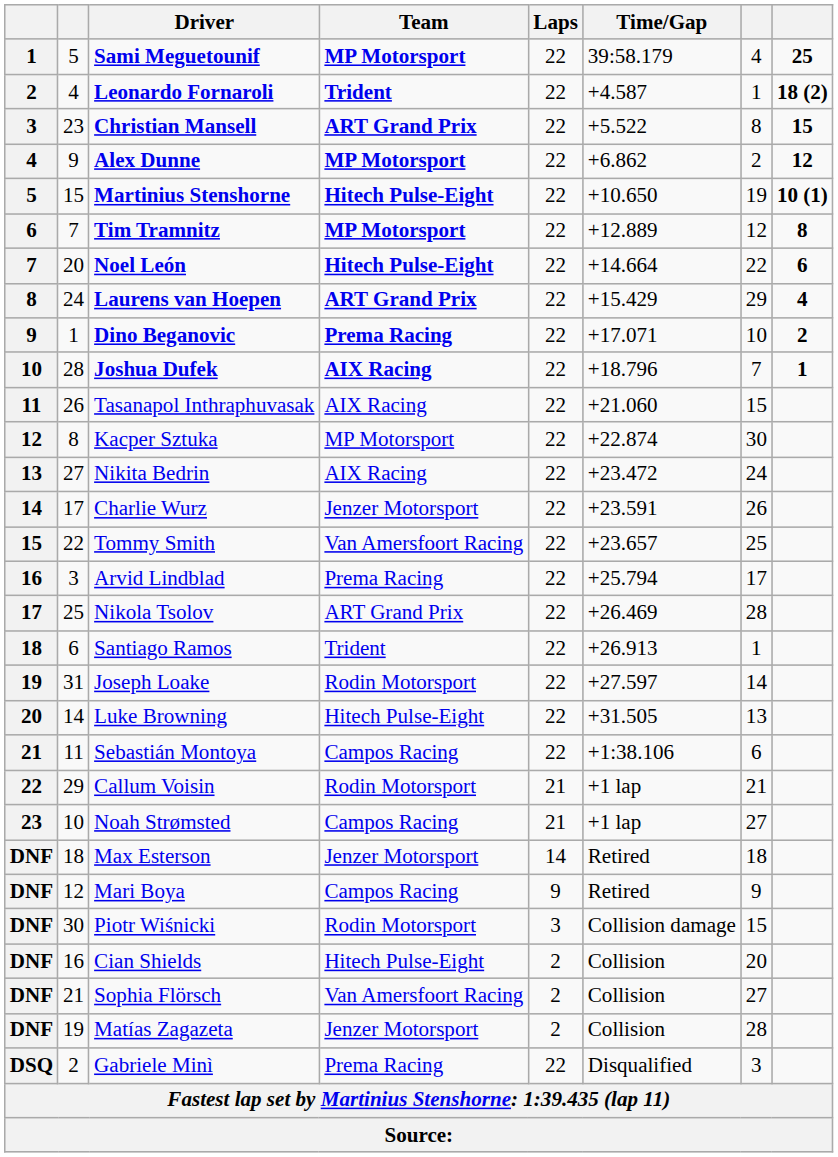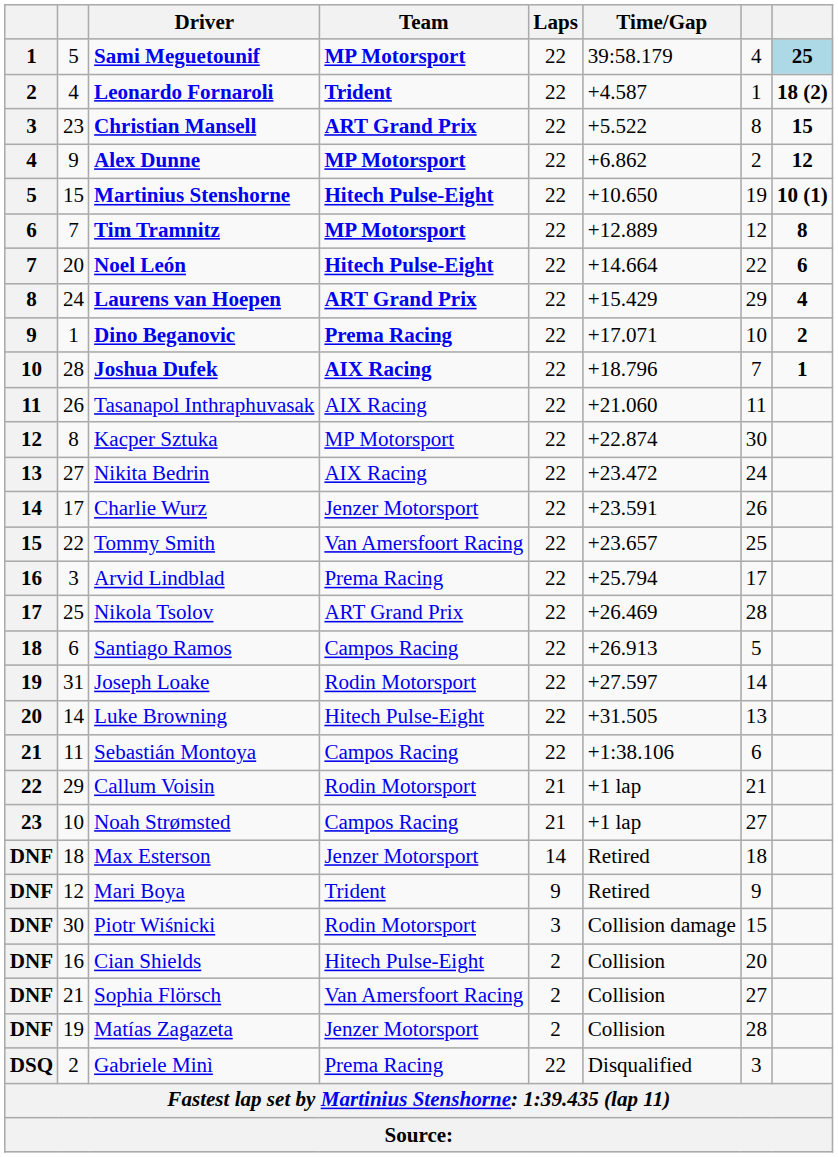(802, 56) no background -> (802, 56) lightblue background
(756, 404) 15 -> (756, 404) 11
(355, 647) Trident -> (391, 647) Campos Racing
(756, 647) 1 -> (756, 647) 5
(391, 890) Campos Racing -> (355, 890) Trident
